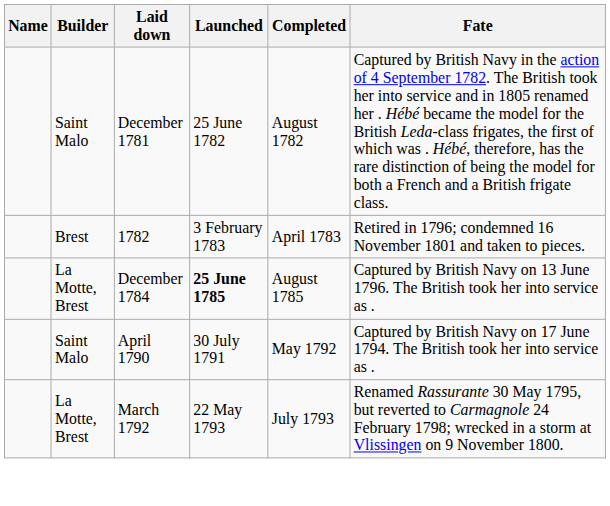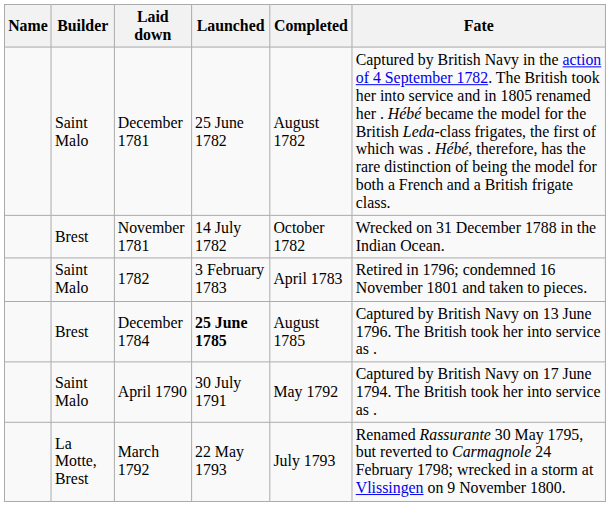+ row: (151, 236)
(72, 236) Brest -> (72, 279) Saint Malo
(76, 288) La Motte, Brest -> (72, 331) Brest
